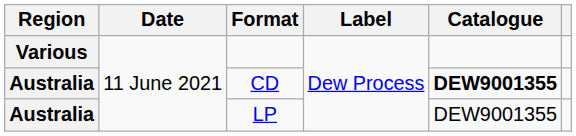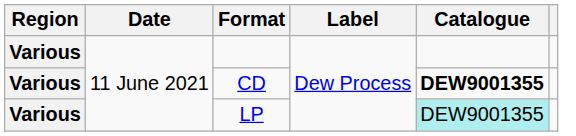(52, 83) Australia -> (45, 83) Various
(52, 114) Australia -> (45, 114) Various
(495, 114) no background -> (482, 114) paleturquoise background
